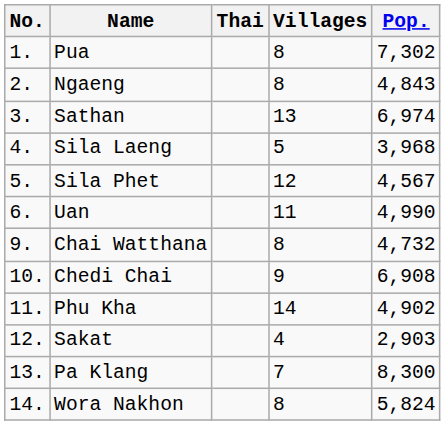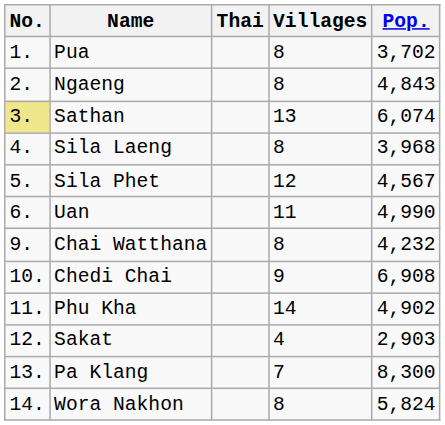(406, 53) 7,302 -> (406, 53) 3,702
(21, 117) no background -> (21, 117) khaki background
(406, 117) 6,974 -> (406, 117) 6,074
(279, 149) 5 -> (279, 149) 8
(406, 245) 4,732 -> (406, 245) 4,232
